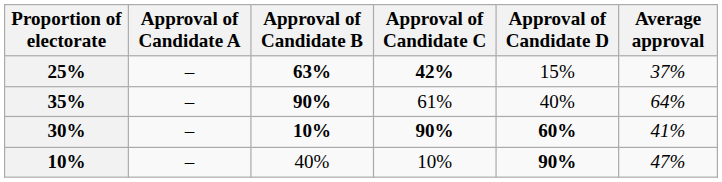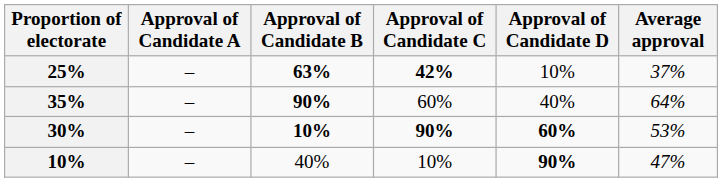(557, 71) 15% -> (557, 71) 10%
(435, 101) 61% -> (435, 101) 60%
(668, 131) 41% -> (668, 131) 53%
